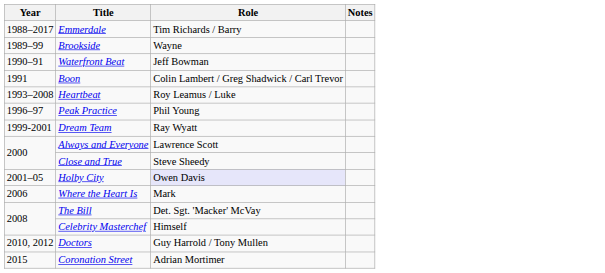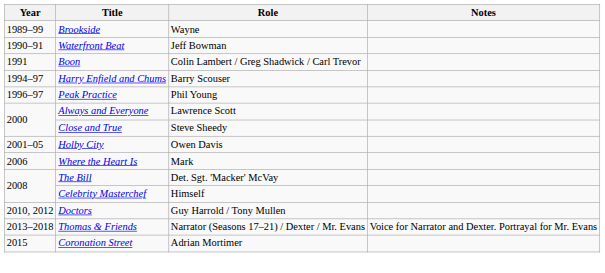- row: (82, 29)
- row: (79, 95)
+ row: (112, 78)
- row: (85, 128)
(179, 177) lavender background -> (197, 144) no background
+ row: (98, 227)
